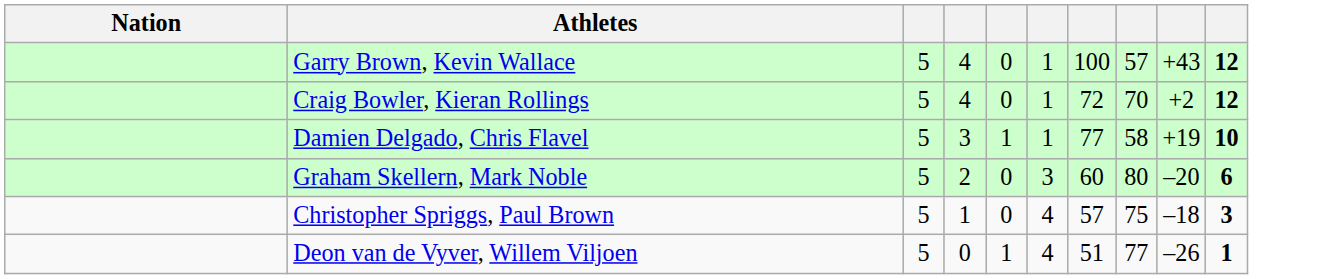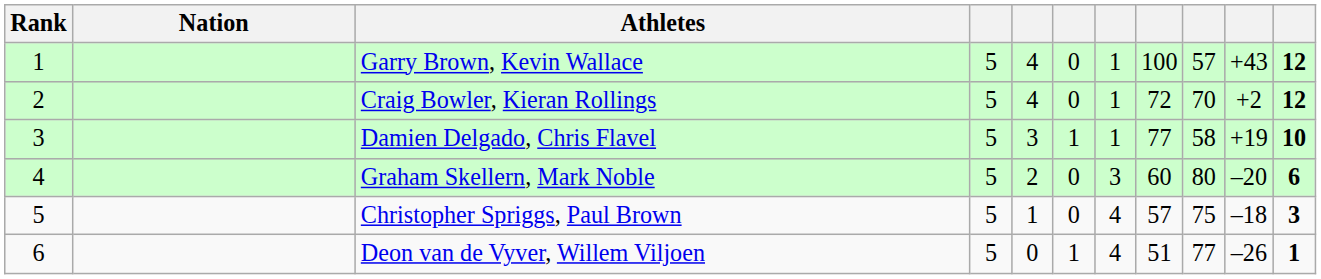+ column: (39, 23)
